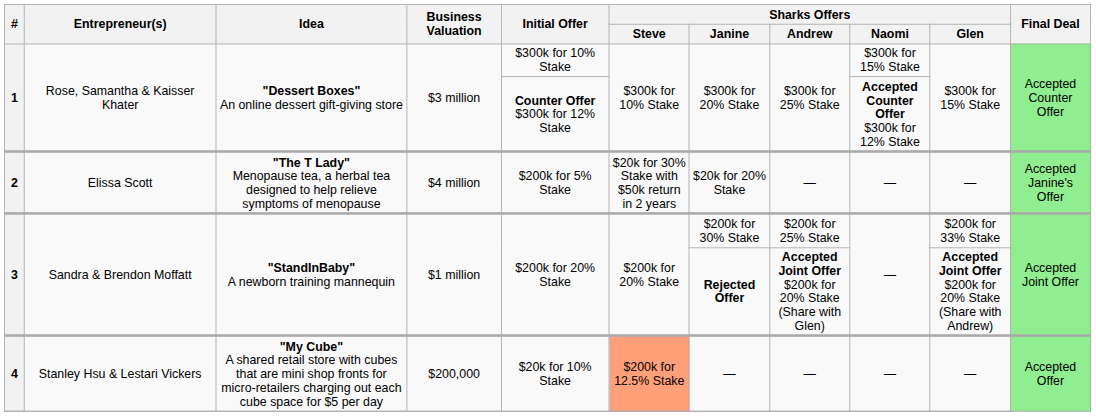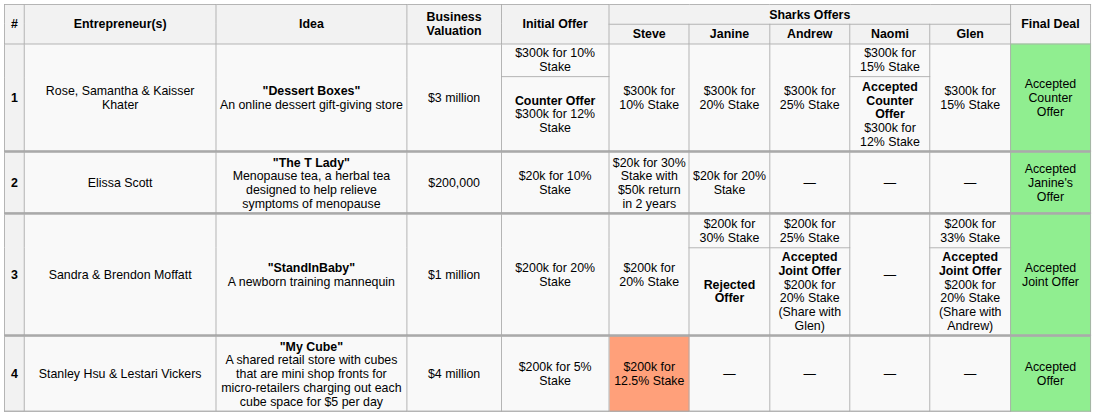(454, 183) $4 million -> (454, 183) $200,000
(555, 183) $200k for 5% Stake -> (555, 183) $20k for 10% Stake
(454, 374) $200,000 -> (454, 374) $4 million
(555, 374) $20k for 10% Stake -> (555, 374) $200k for 5% Stake
